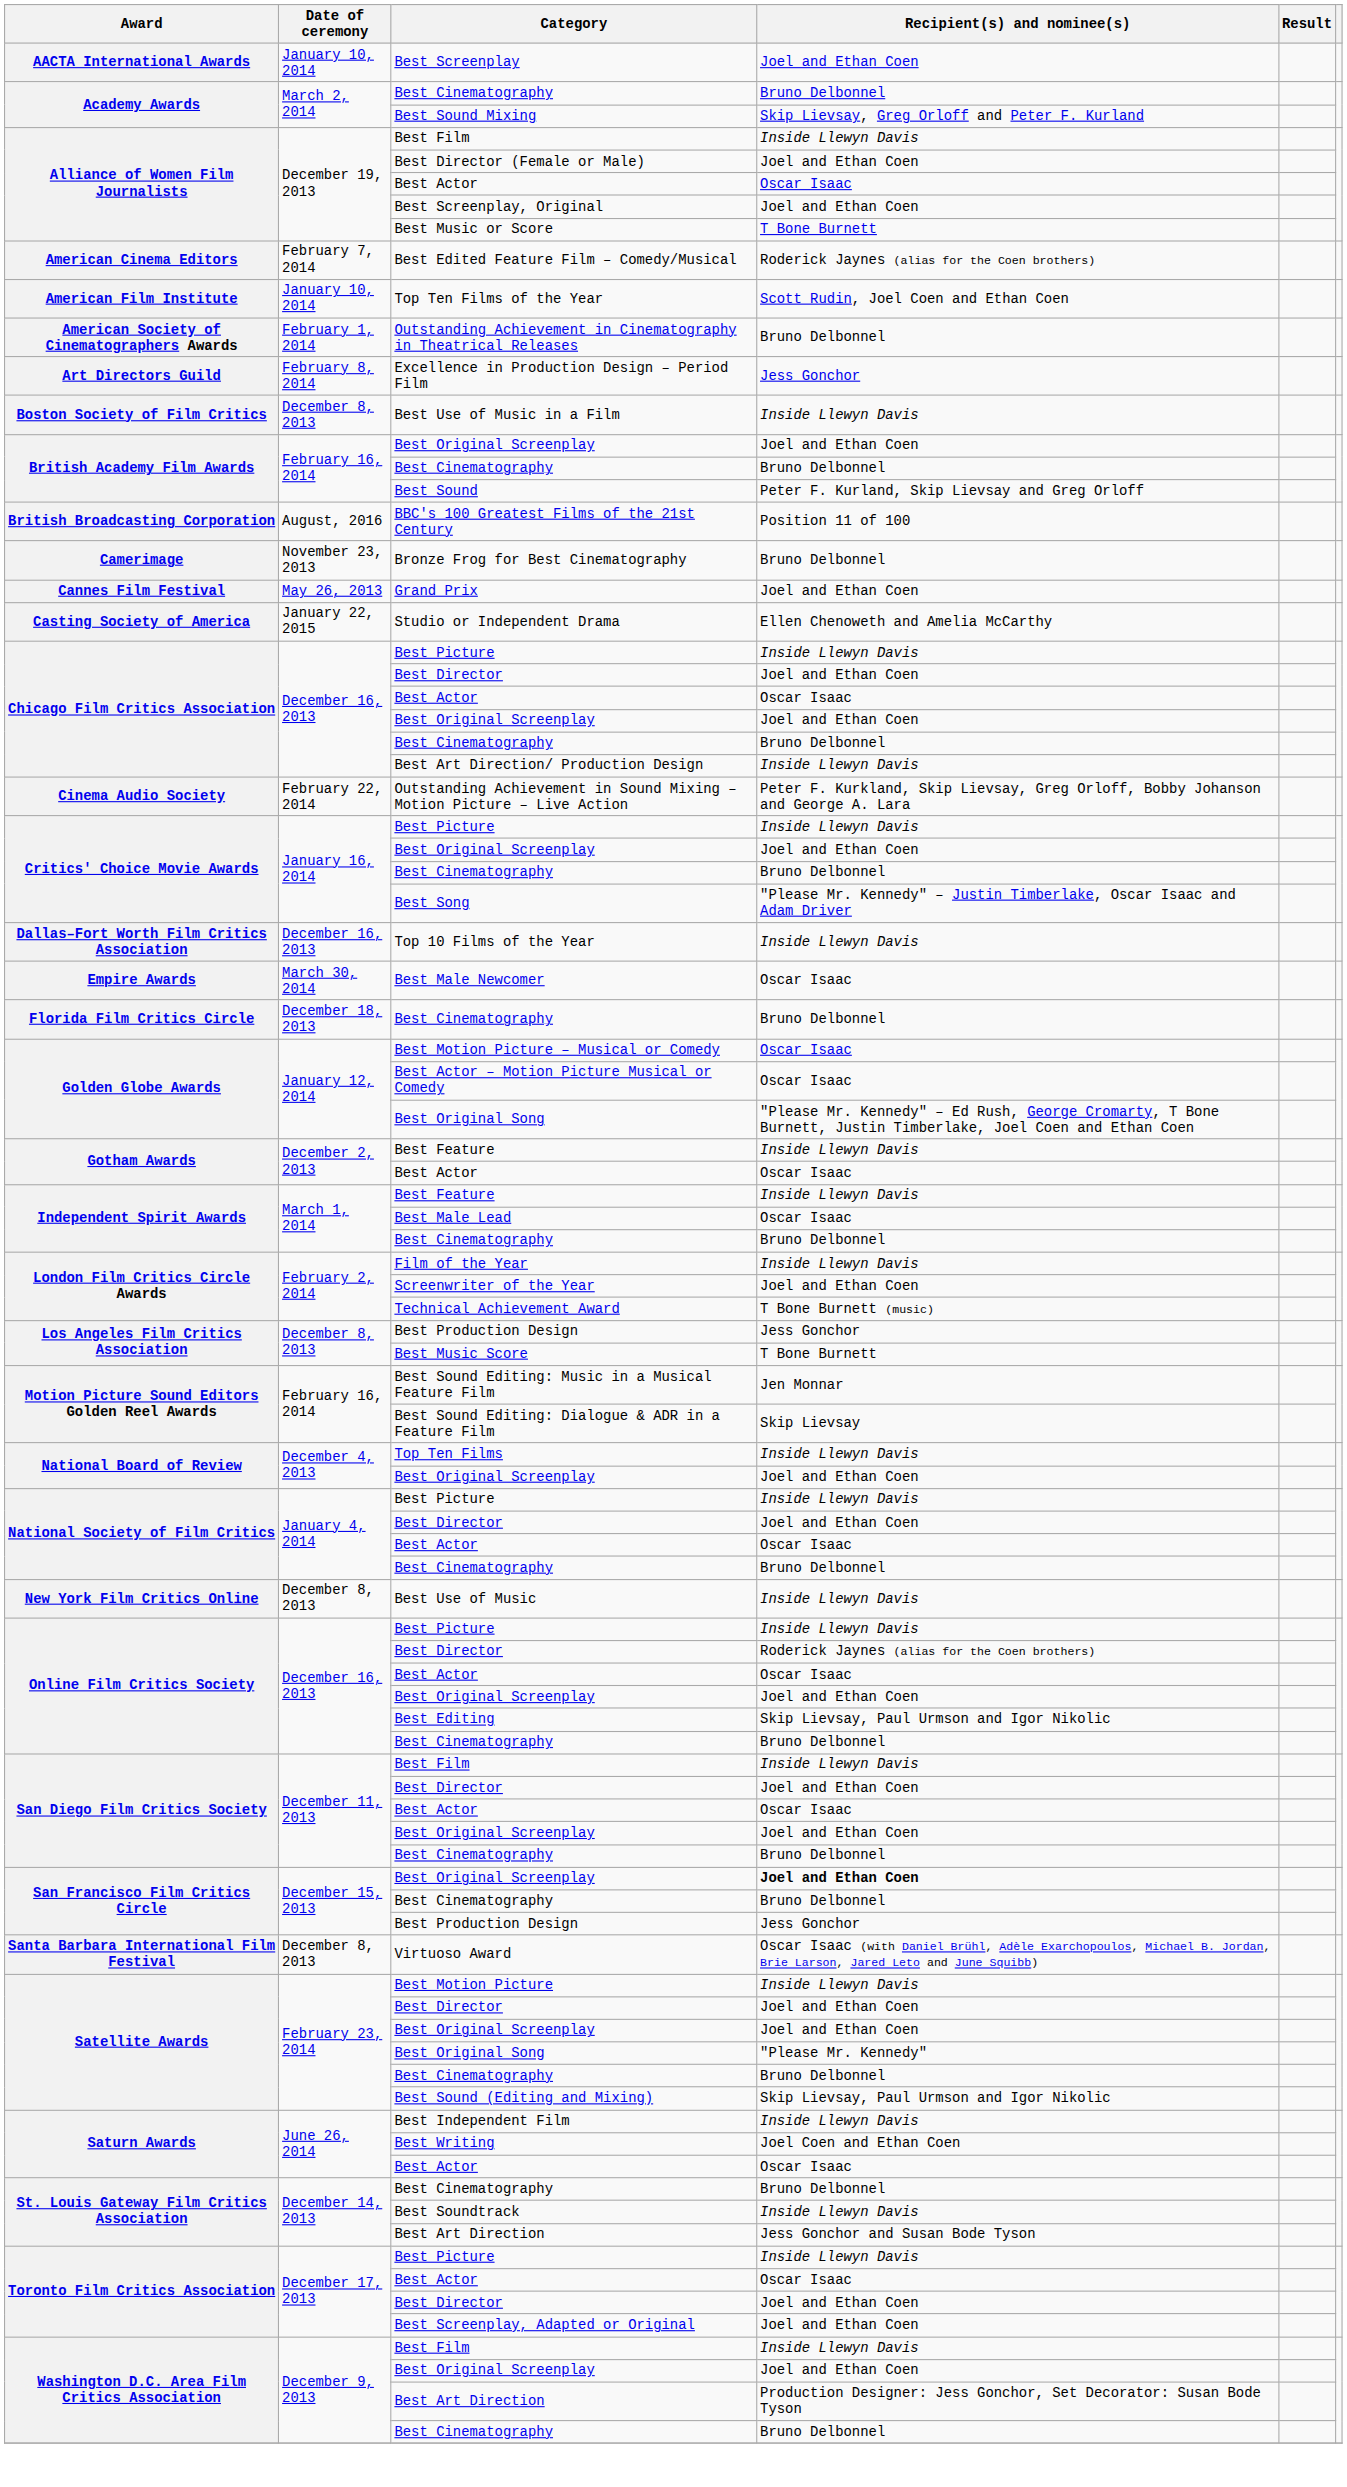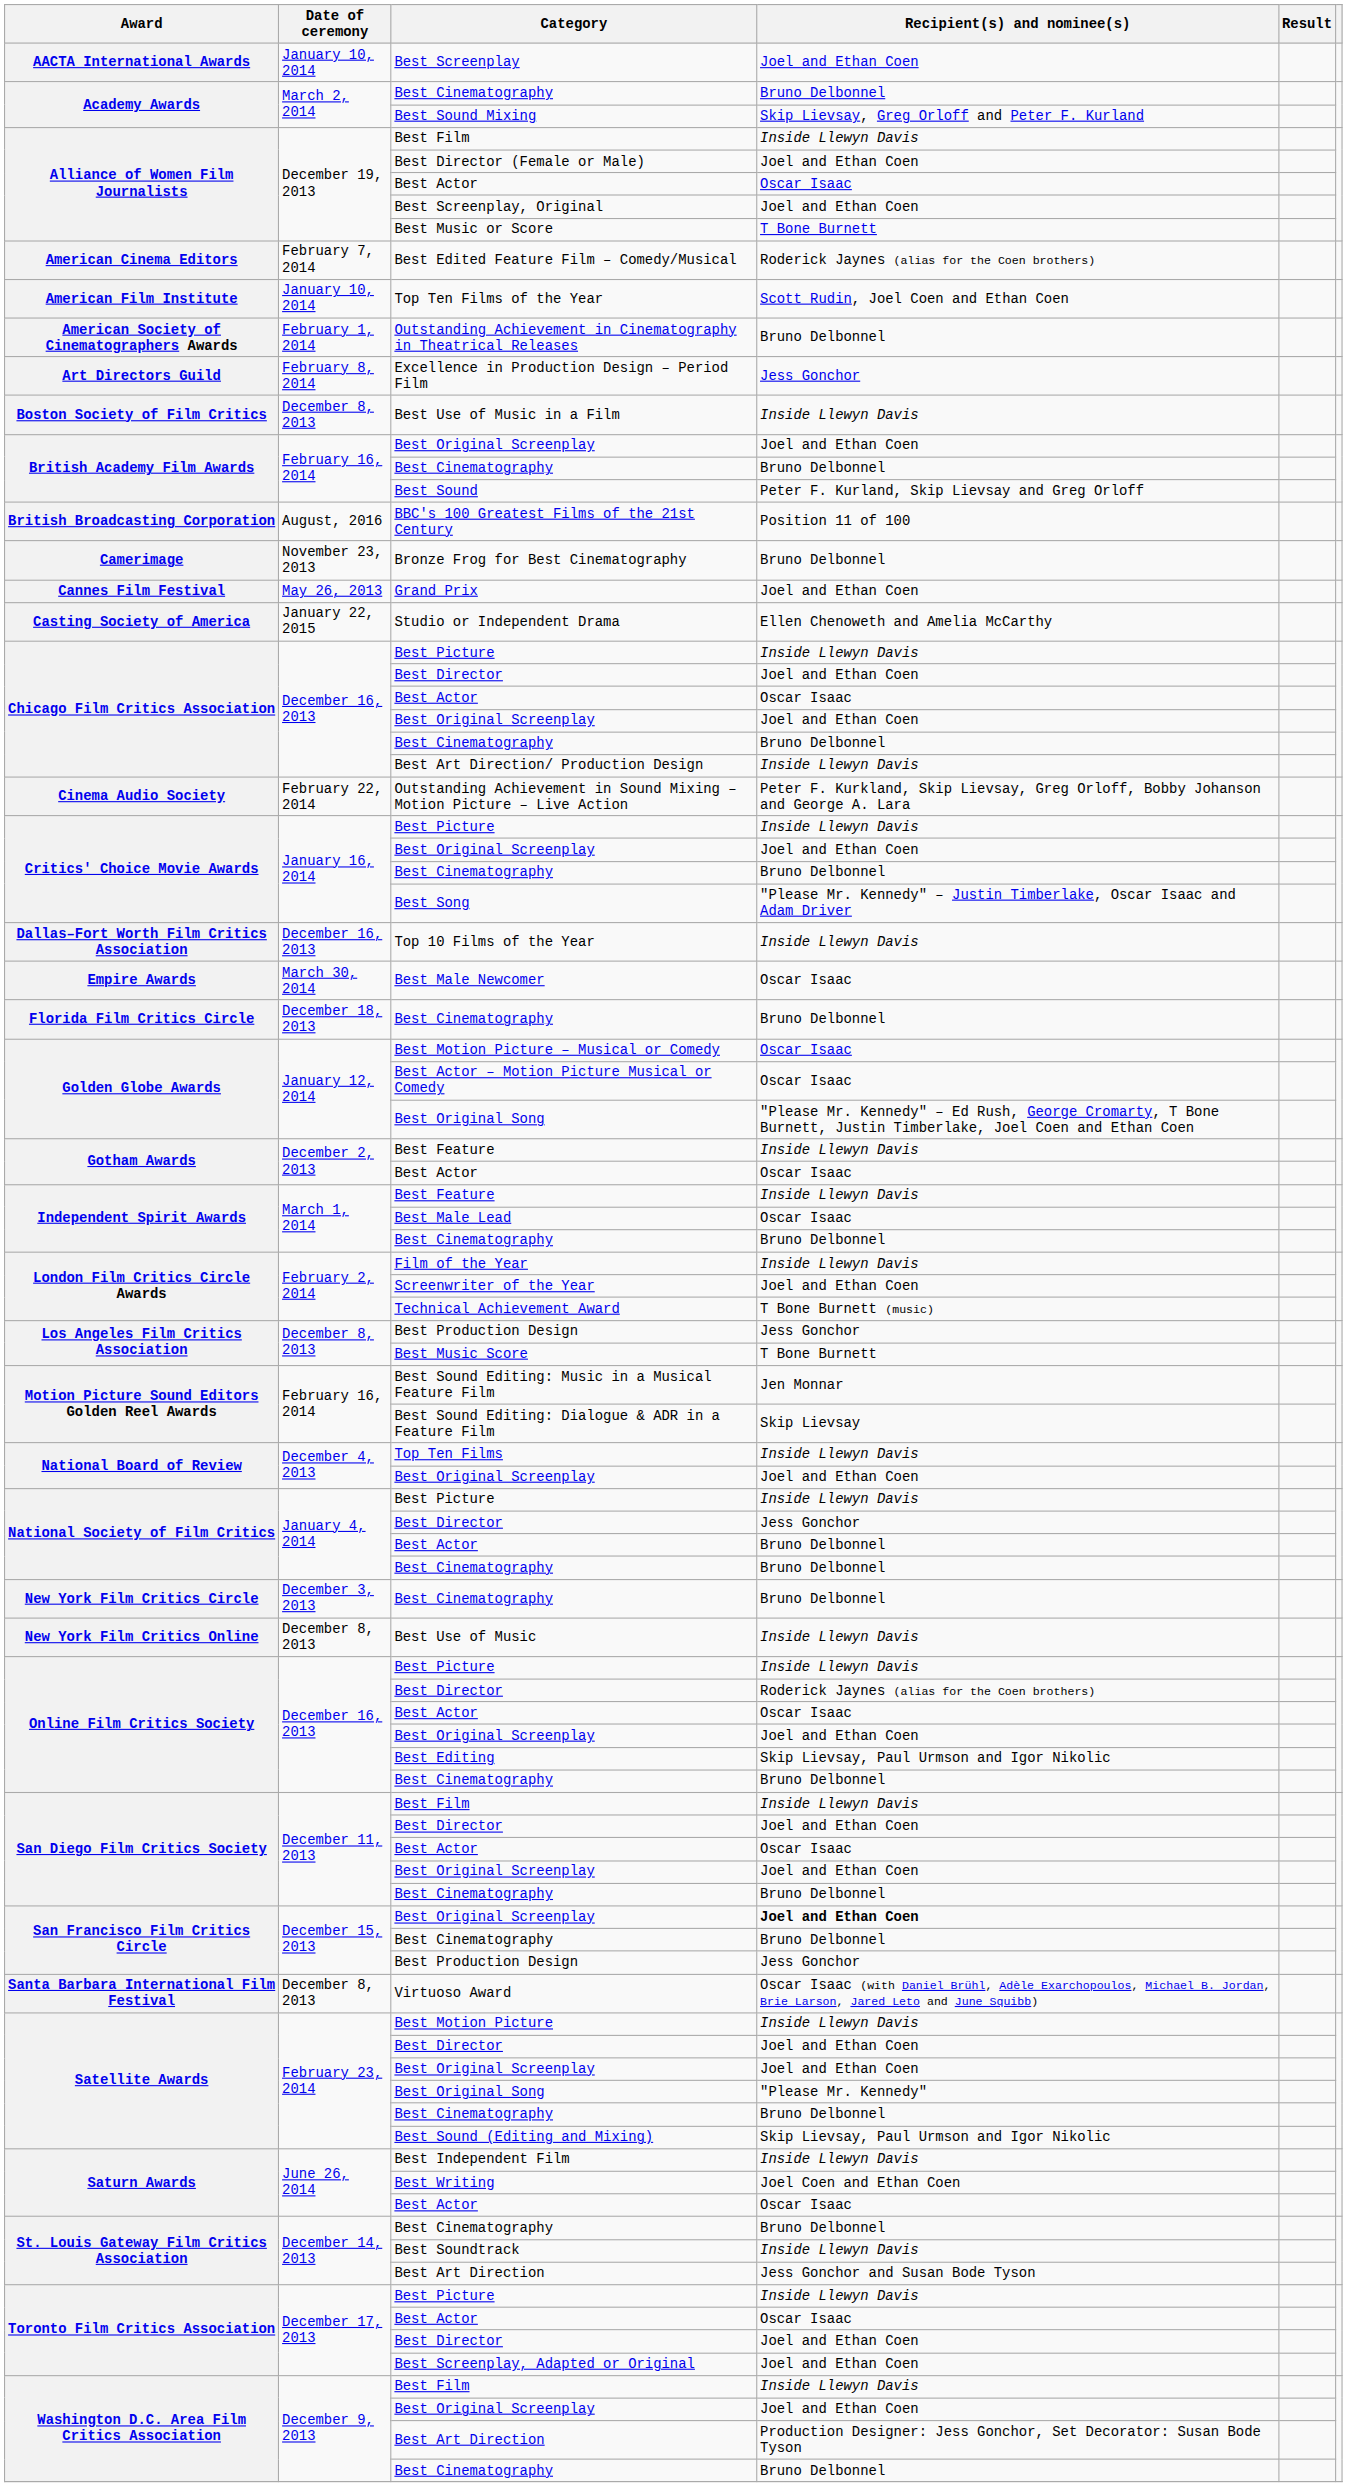(839, 1522) Joel and Ethan Coen -> (810, 1522) Jess Gonchor
(806, 1545) Oscar Isaac -> (823, 1545) Bruno Delbonnel
+ row: (142, 1598)
